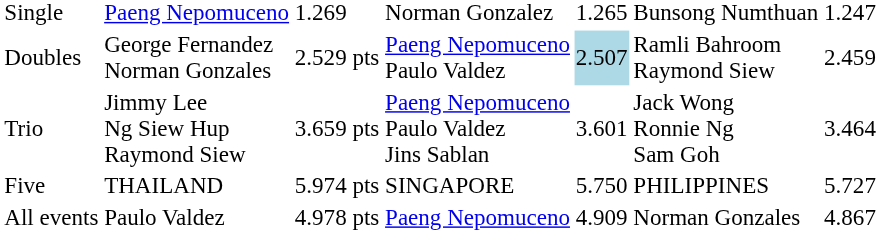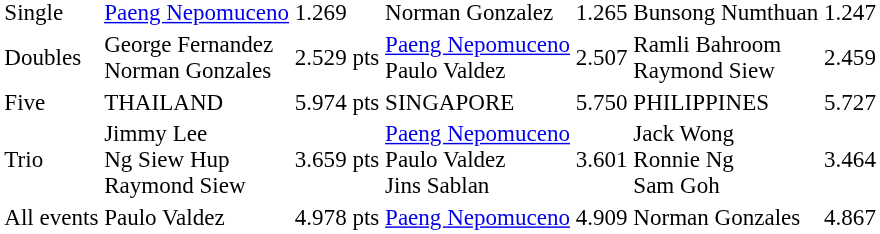(602, 57) lightblue background -> (602, 57) no background
rows swapped: (24, 128) <-> (25, 185)
